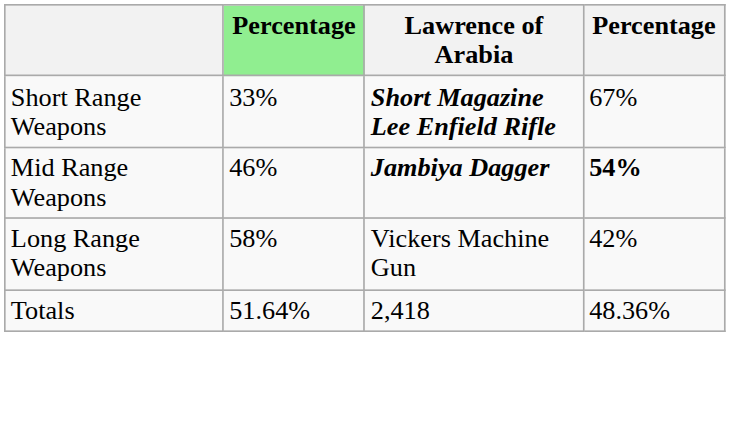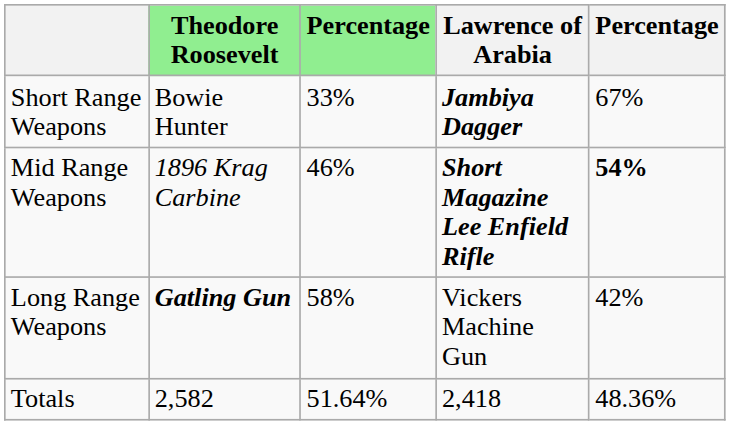+ column: (225, 40)
(463, 111) Short Magazine Lee Enfield Rifle -> (488, 111) Jambiya Dagger
(460, 167) Jambiya Dagger -> (505, 211) Short Magazine Lee Enfield Rifle
